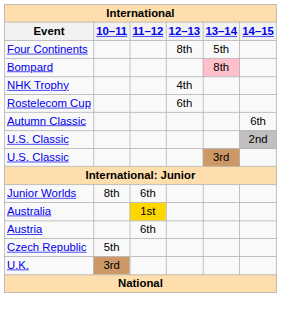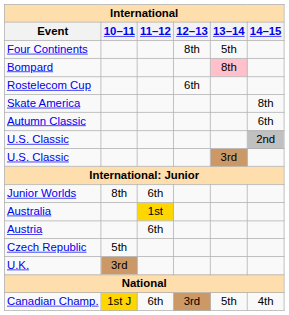- row: (38, 85)
+ row: (44, 103)
+ row: (53, 301)
